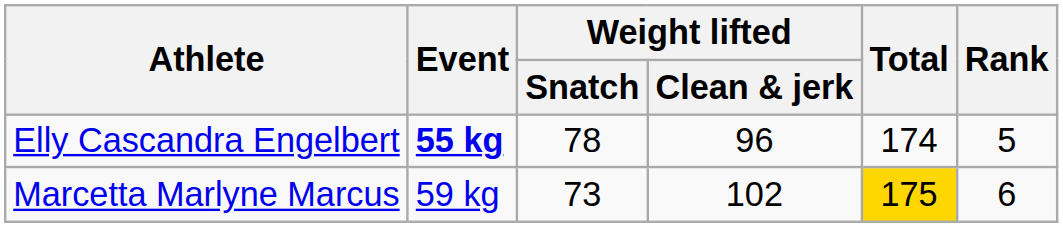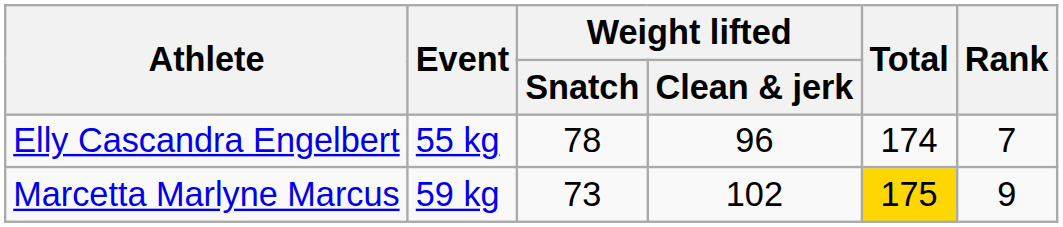(460, 141) bold -> (458, 141) normal
(1007, 141) 5 -> (1007, 141) 7
(1007, 195) 6 -> (1007, 195) 9
